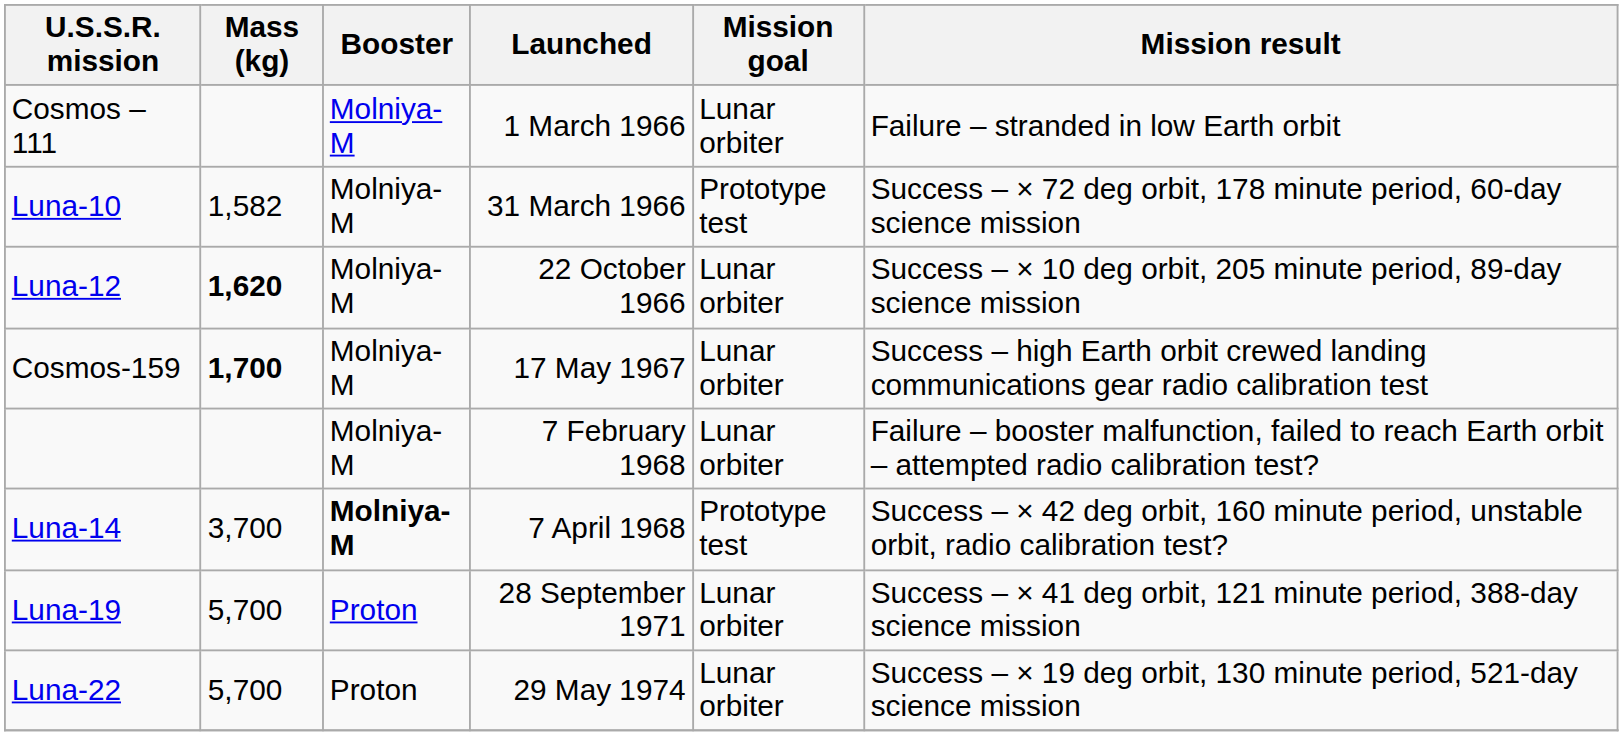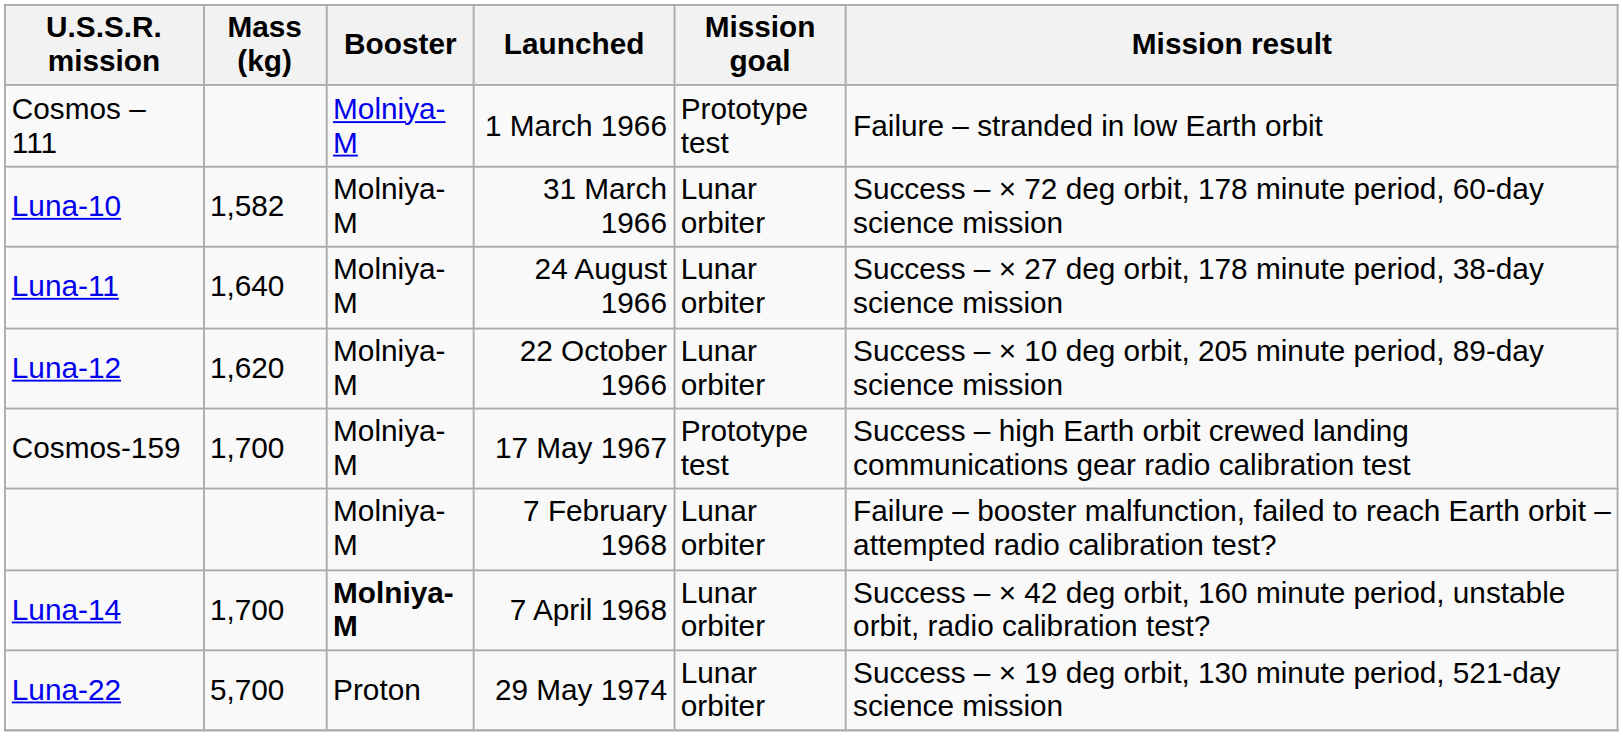(741, 125) Lunar orbiter -> (744, 125) Prototype test
(763, 206) Prototype test -> (723, 206) Lunar orbiter
+ row: (65, 286)
(245, 286) bold -> (247, 367) normal
(245, 367) bold -> (247, 448) normal
(741, 367) Lunar orbiter -> (744, 448) Prototype test
(245, 528) 3,700 -> (247, 609) 1,700
(763, 528) Prototype test -> (723, 609) Lunar orbiter
- row: (66, 609)
